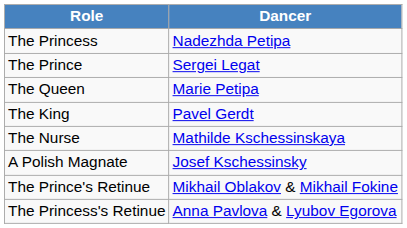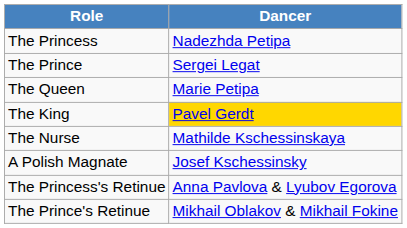(213, 114) no background -> (213, 114) gold background
rows swapped: (87, 211) <-> (79, 187)
